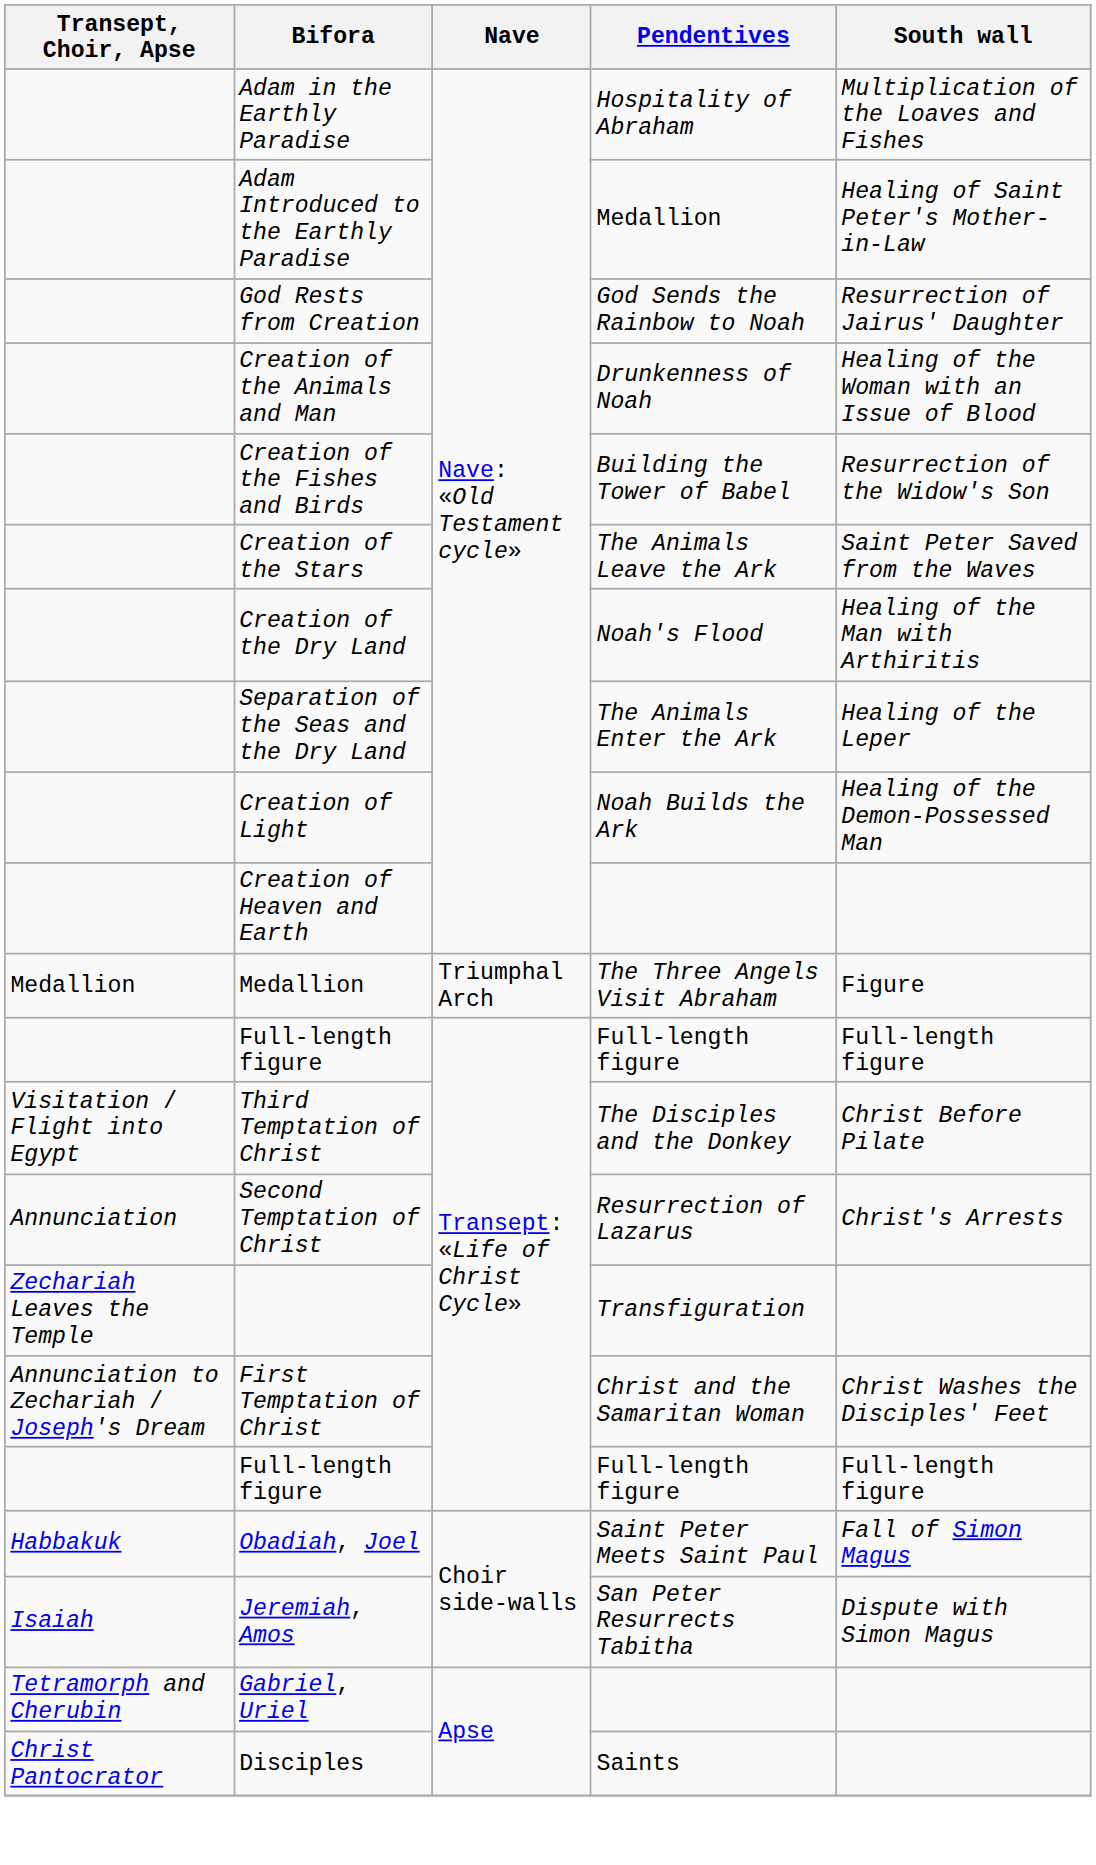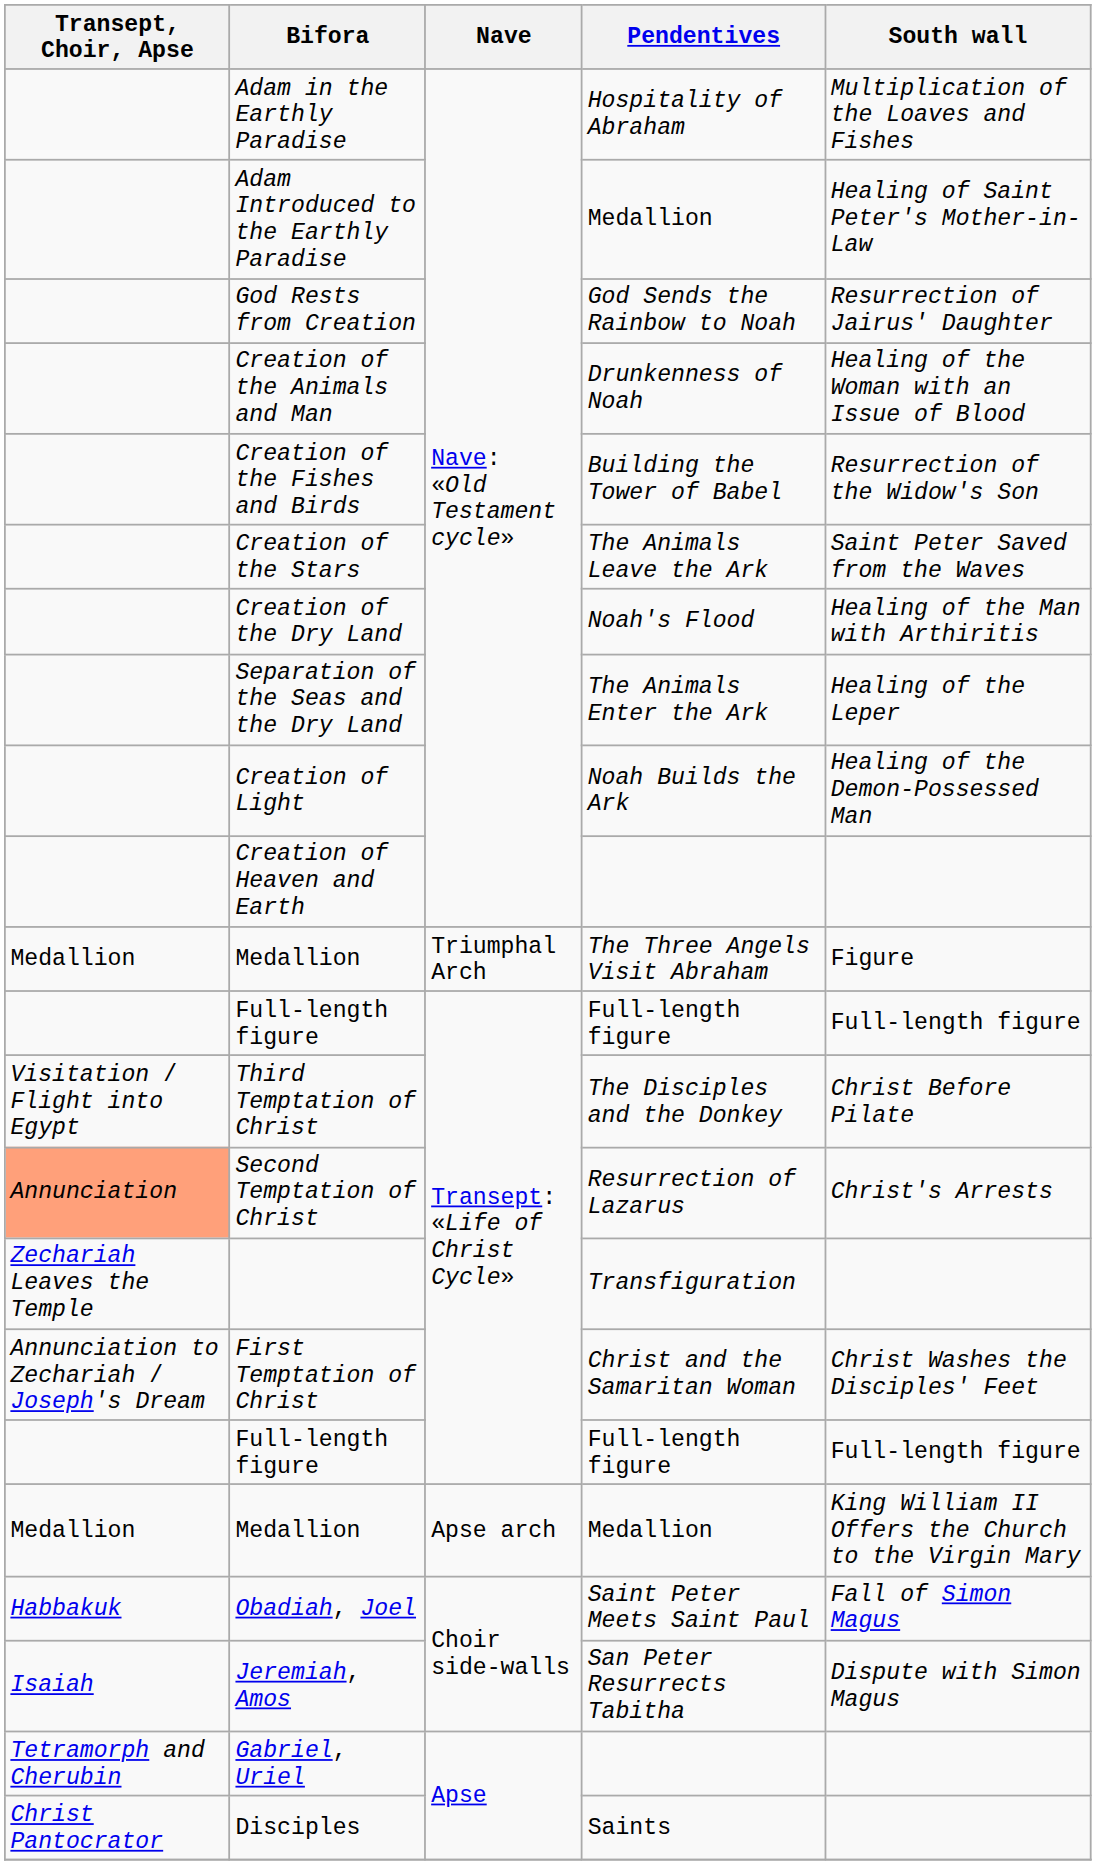(94, 1219) no background -> (94, 1193) lightsalmon background
+ row: (298, 1530)
